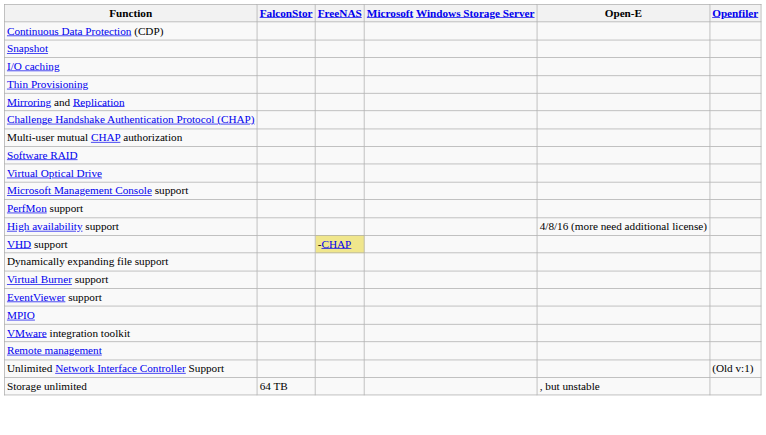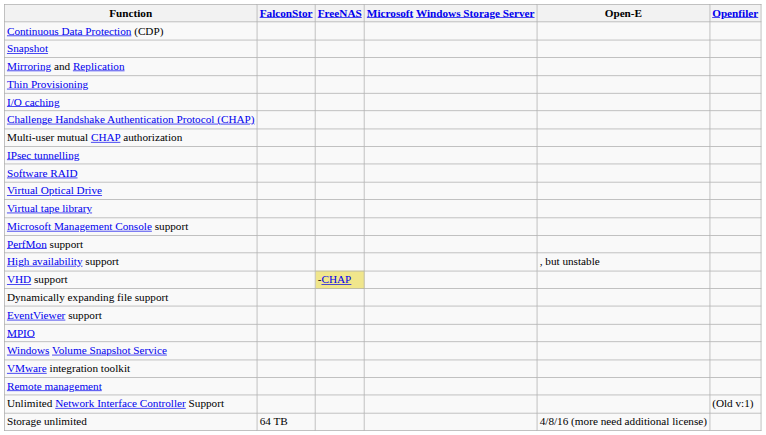rows swapped: (66, 102) <-> (33, 66)
+ row: (43, 155)
+ row: (50, 208)
(623, 226) 4/8/16 (more need additional license) -> (570, 262) , but unstable
- row: (58, 279)
+ row: (87, 350)
(570, 386) , but unstable -> (623, 421) 4/8/16 (more need additional license)
